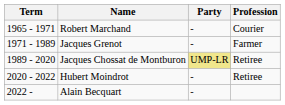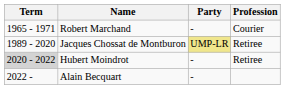- row: (91, 44)
(31, 76) no background -> (31, 60) lightgrey background
